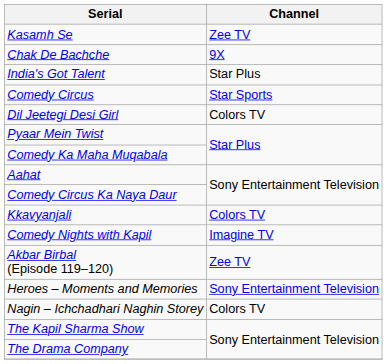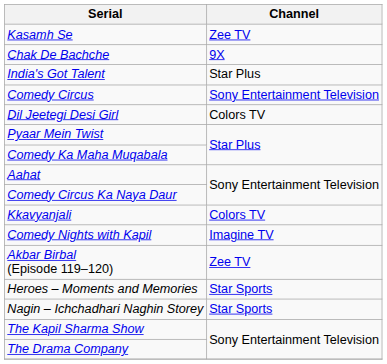(241, 94) Star Sports -> (294, 94) Sony Entertainment Television
(294, 289) Sony Entertainment Television -> (241, 289) Star Sports
(237, 309) Colors TV -> (241, 309) Star Sports
